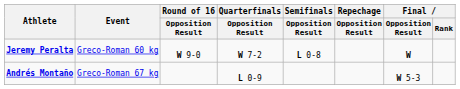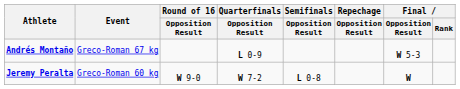rows swapped: (40, 50) <-> (40, 73)
